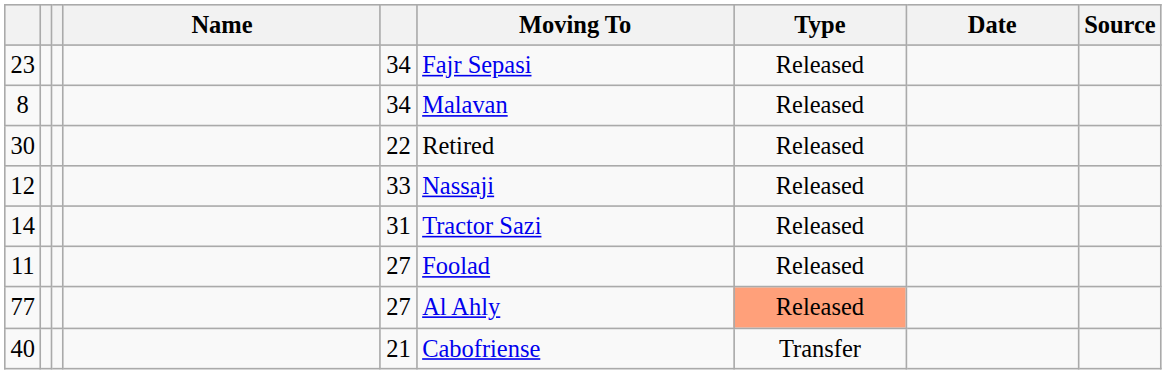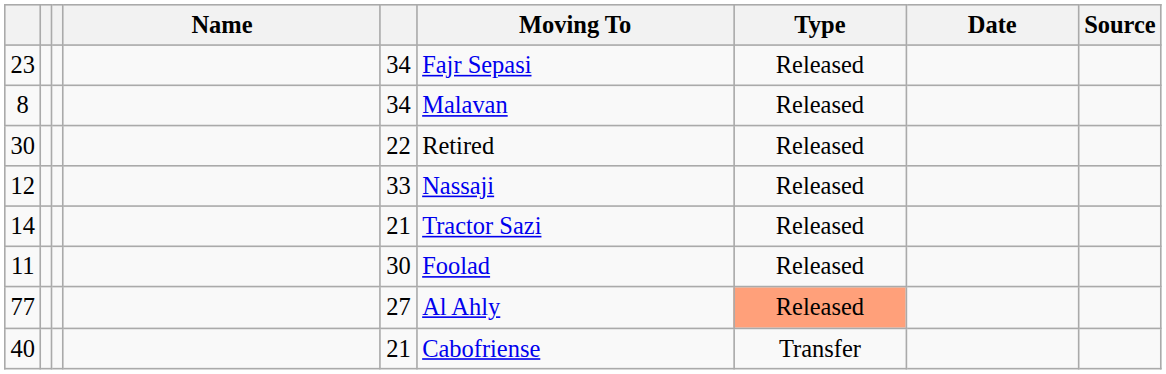(399, 226) 31 -> (399, 226) 21
(399, 266) 27 -> (399, 266) 30
